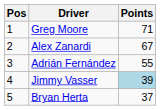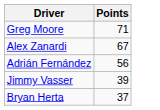- column: (17, 13)
(147, 63) 55 -> (123, 63) 56
(147, 80) lightblue background -> (123, 80) no background
